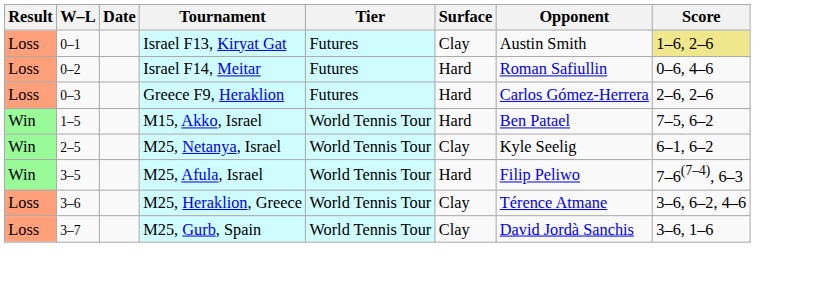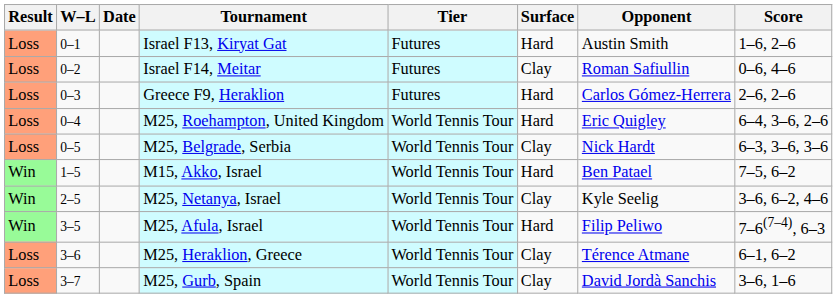(454, 43) Clay -> (537, 43) Hard
(685, 43) khaki background -> (767, 43) no background
(455, 69) Hard -> (536, 69) Clay
+ row: (264, 120)
+ row: (217, 146)
(685, 146) 6–1, 6–2 -> (783, 198) 3–6, 6–2, 4–6
(701, 203) 3–6, 6–2, 4–6 -> (767, 254) 6–1, 6–2
